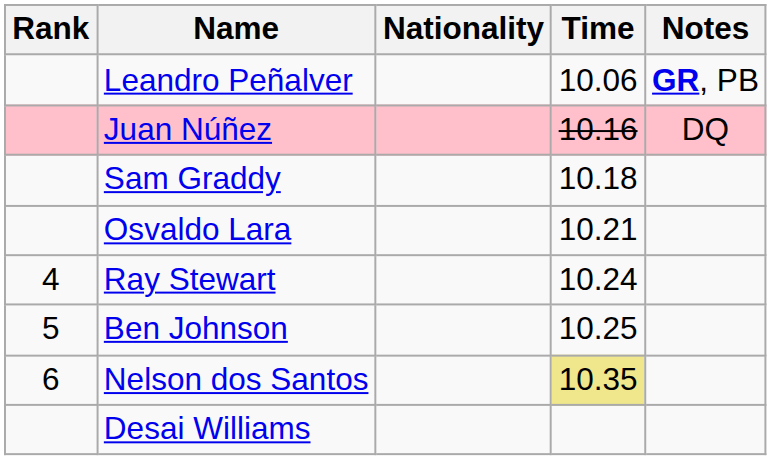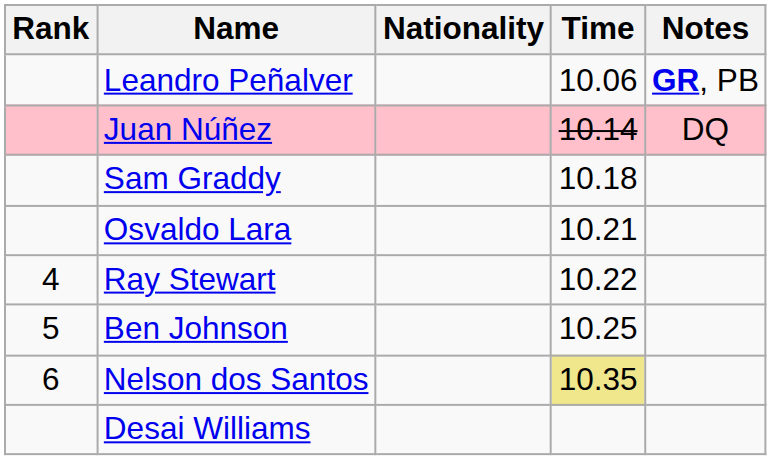(598, 129) 10.16 -> (598, 129) 10.14
(598, 279) 10.24 -> (598, 279) 10.22
